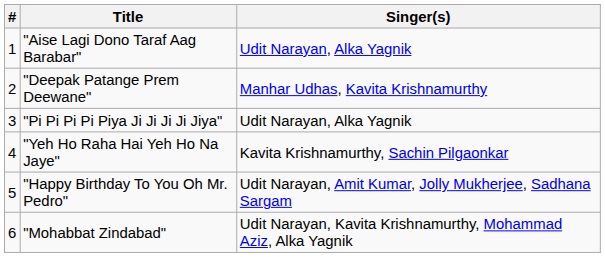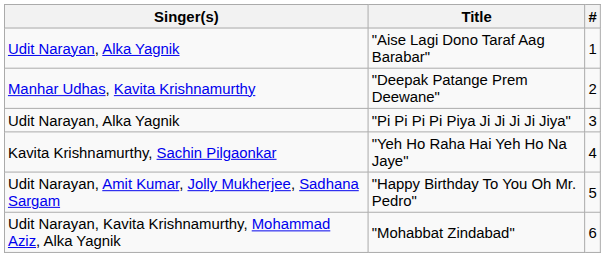columns swapped: (12, 16) <-> (418, 16)
